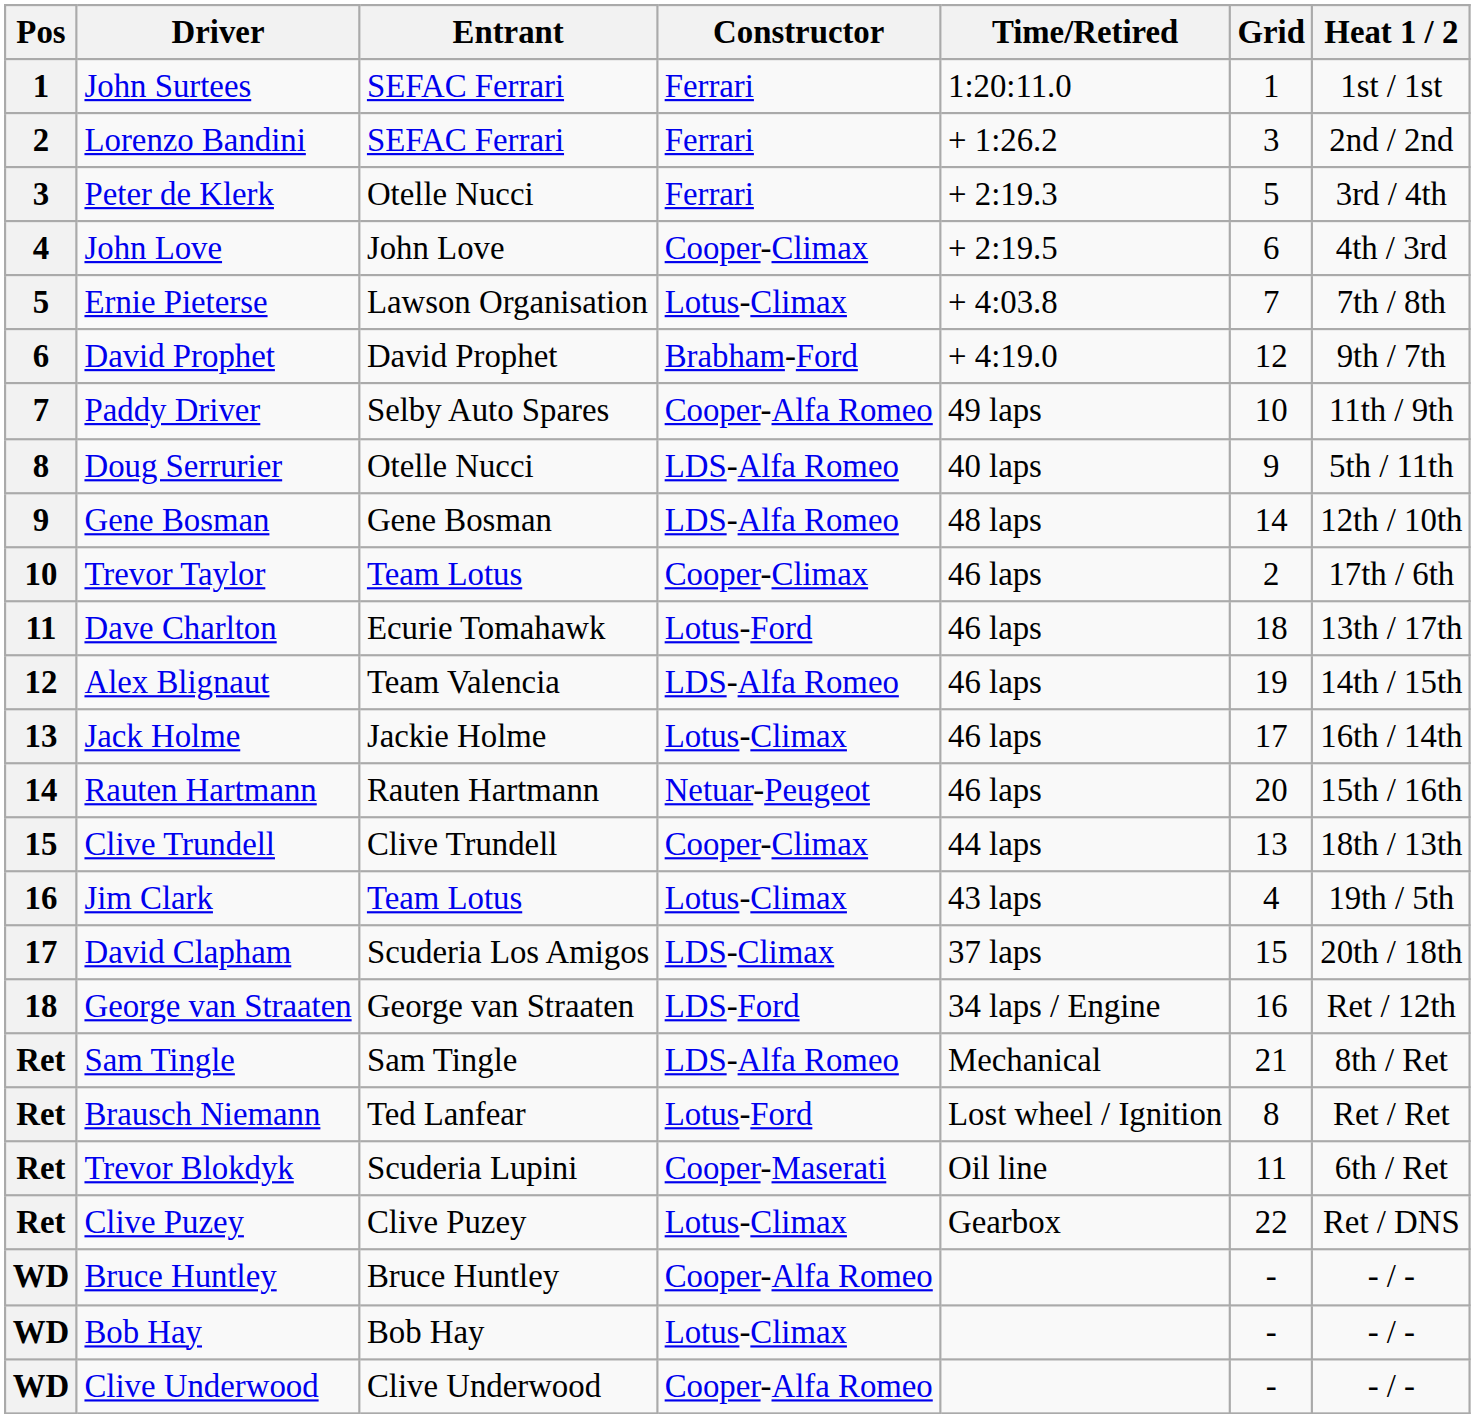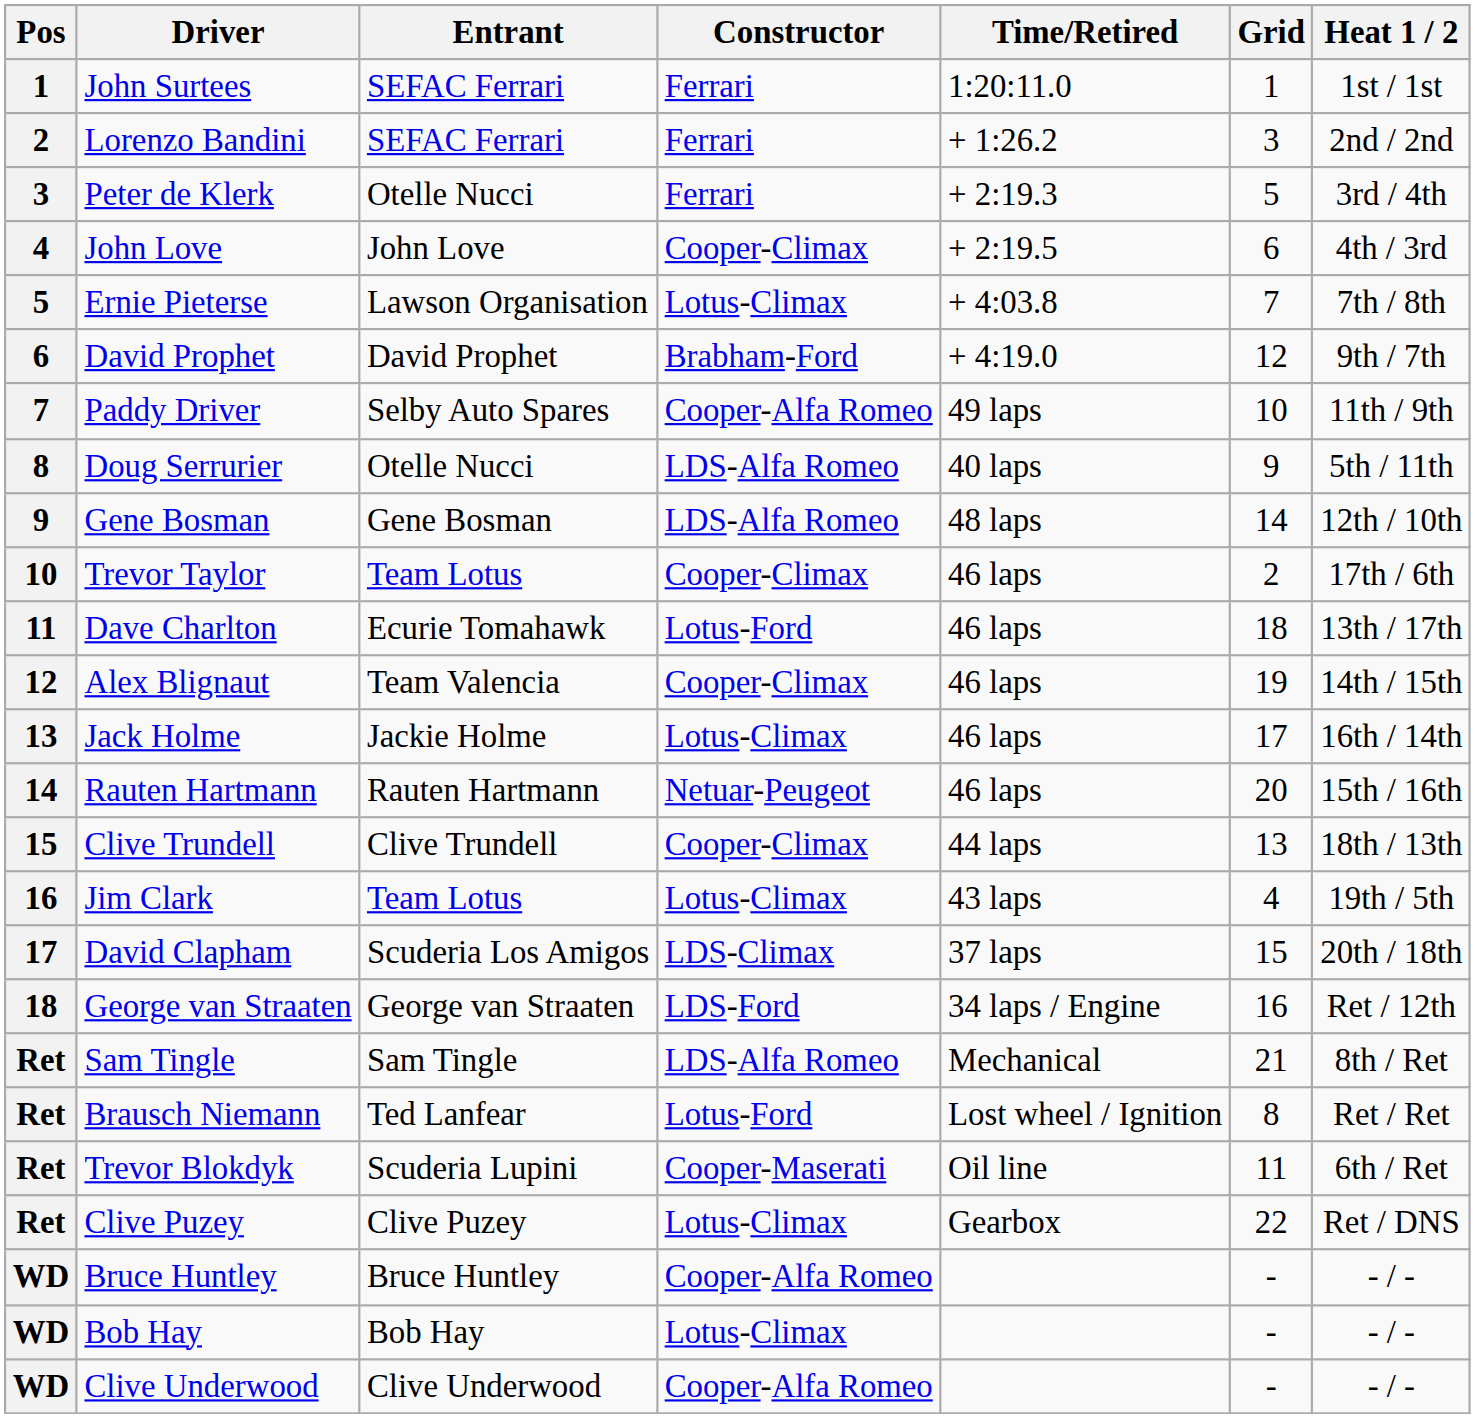(782, 681) LDS-Alfa Romeo -> (766, 681) Cooper-Climax
